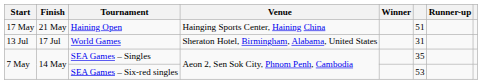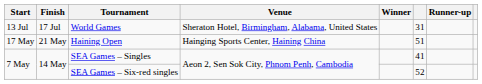rows swapped: (96, 27) <-> (96, 42)
(420, 57) 35 -> (420, 57) 41
(420, 72) 53 -> (420, 72) 52
